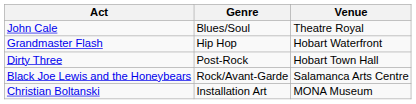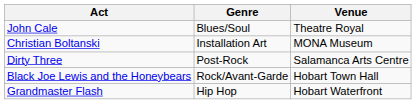rows swapped: (55, 44) <-> (53, 91)
(336, 60) Hobart Town Hall -> (351, 60) Salamanca Arts Centre
(351, 75) Salamanca Arts Centre -> (336, 75) Hobart Town Hall
